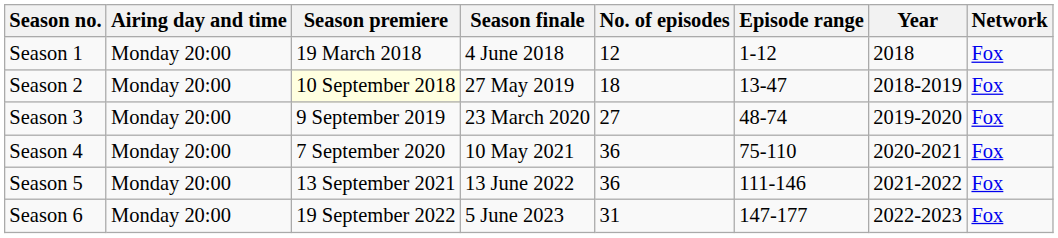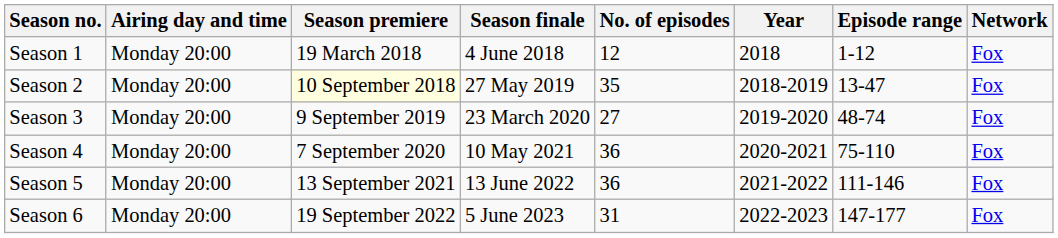columns swapped: (802, 20) <-> (918, 20)
(610, 85) 18 -> (610, 85) 35
